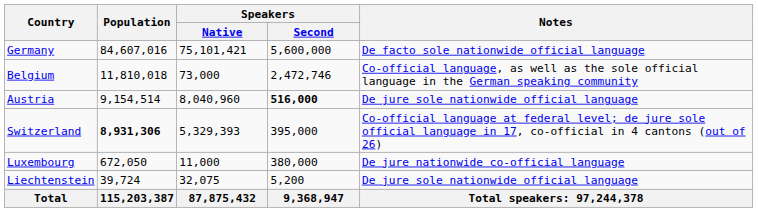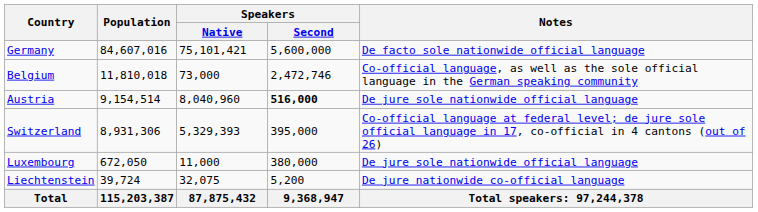(130, 130) bold -> (130, 130) normal
(493, 162) De jure nationwide co-official language -> (500, 162) De jure sole nationwide official language
(500, 180) De jure sole nationwide official language -> (493, 180) De jure nationwide co-official language
